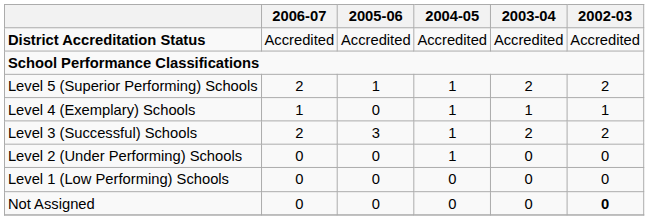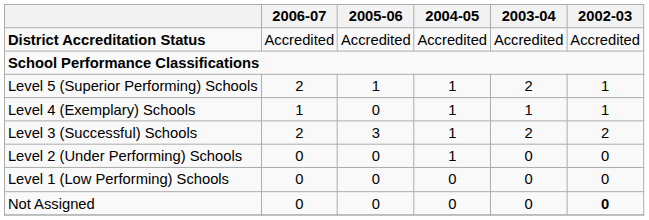(605, 86) 2 -> (605, 86) 1
